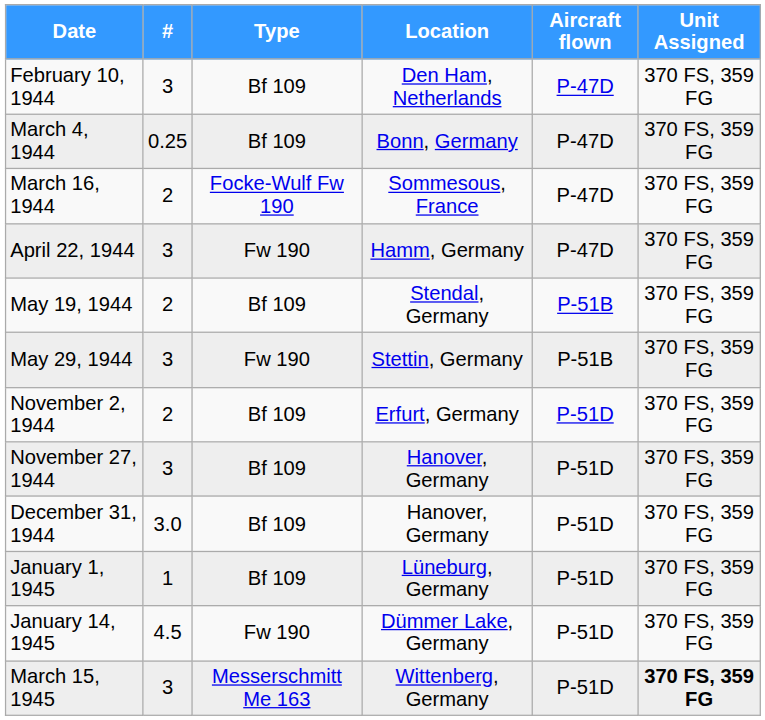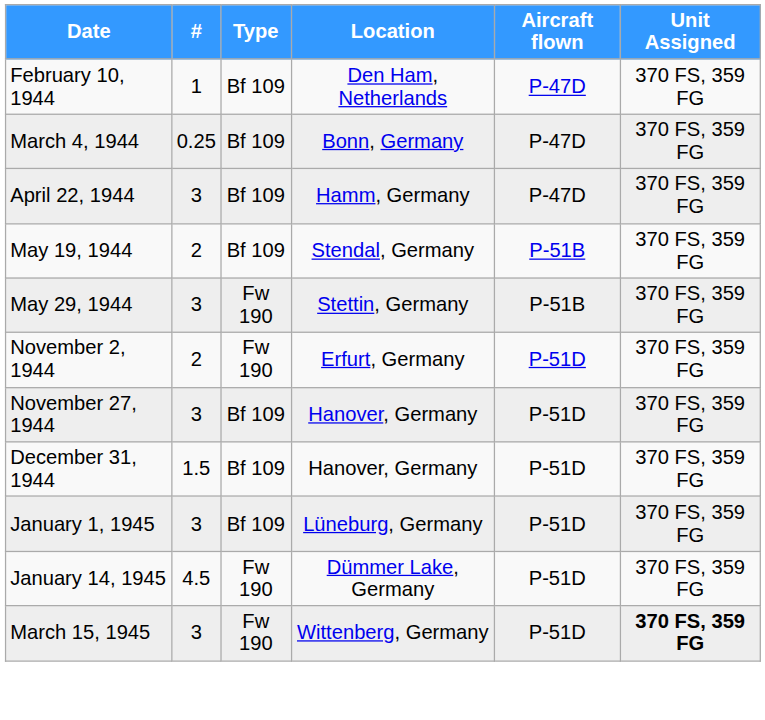(168, 86) 3 -> (196, 86) 1
- row: (55, 195)
(277, 250) Fw 190 -> (256, 195) Bf 109
(277, 414) Bf 109 -> (256, 359) Fw 190
(168, 523) 3.0 -> (196, 469) 1.5
(168, 578) 1 -> (196, 523) 3
(277, 687) Messerschmitt Me 163 -> (256, 633) Fw 190
